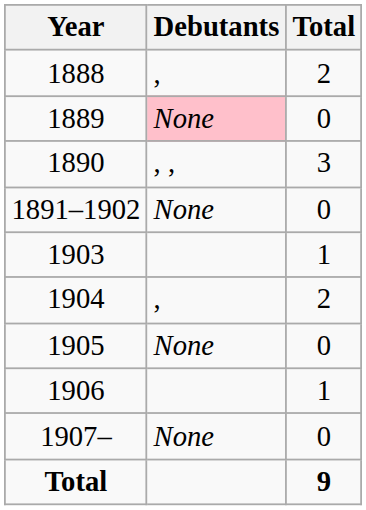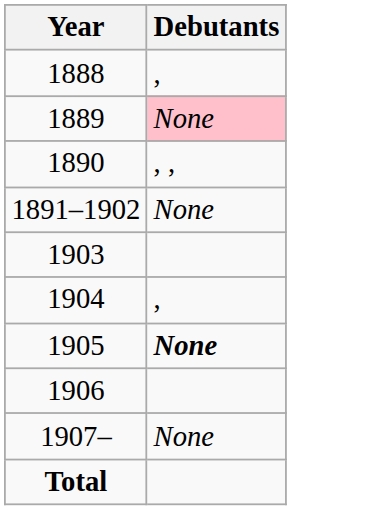- column: (324, 27)
(184, 345) normal -> (185, 345) bold
